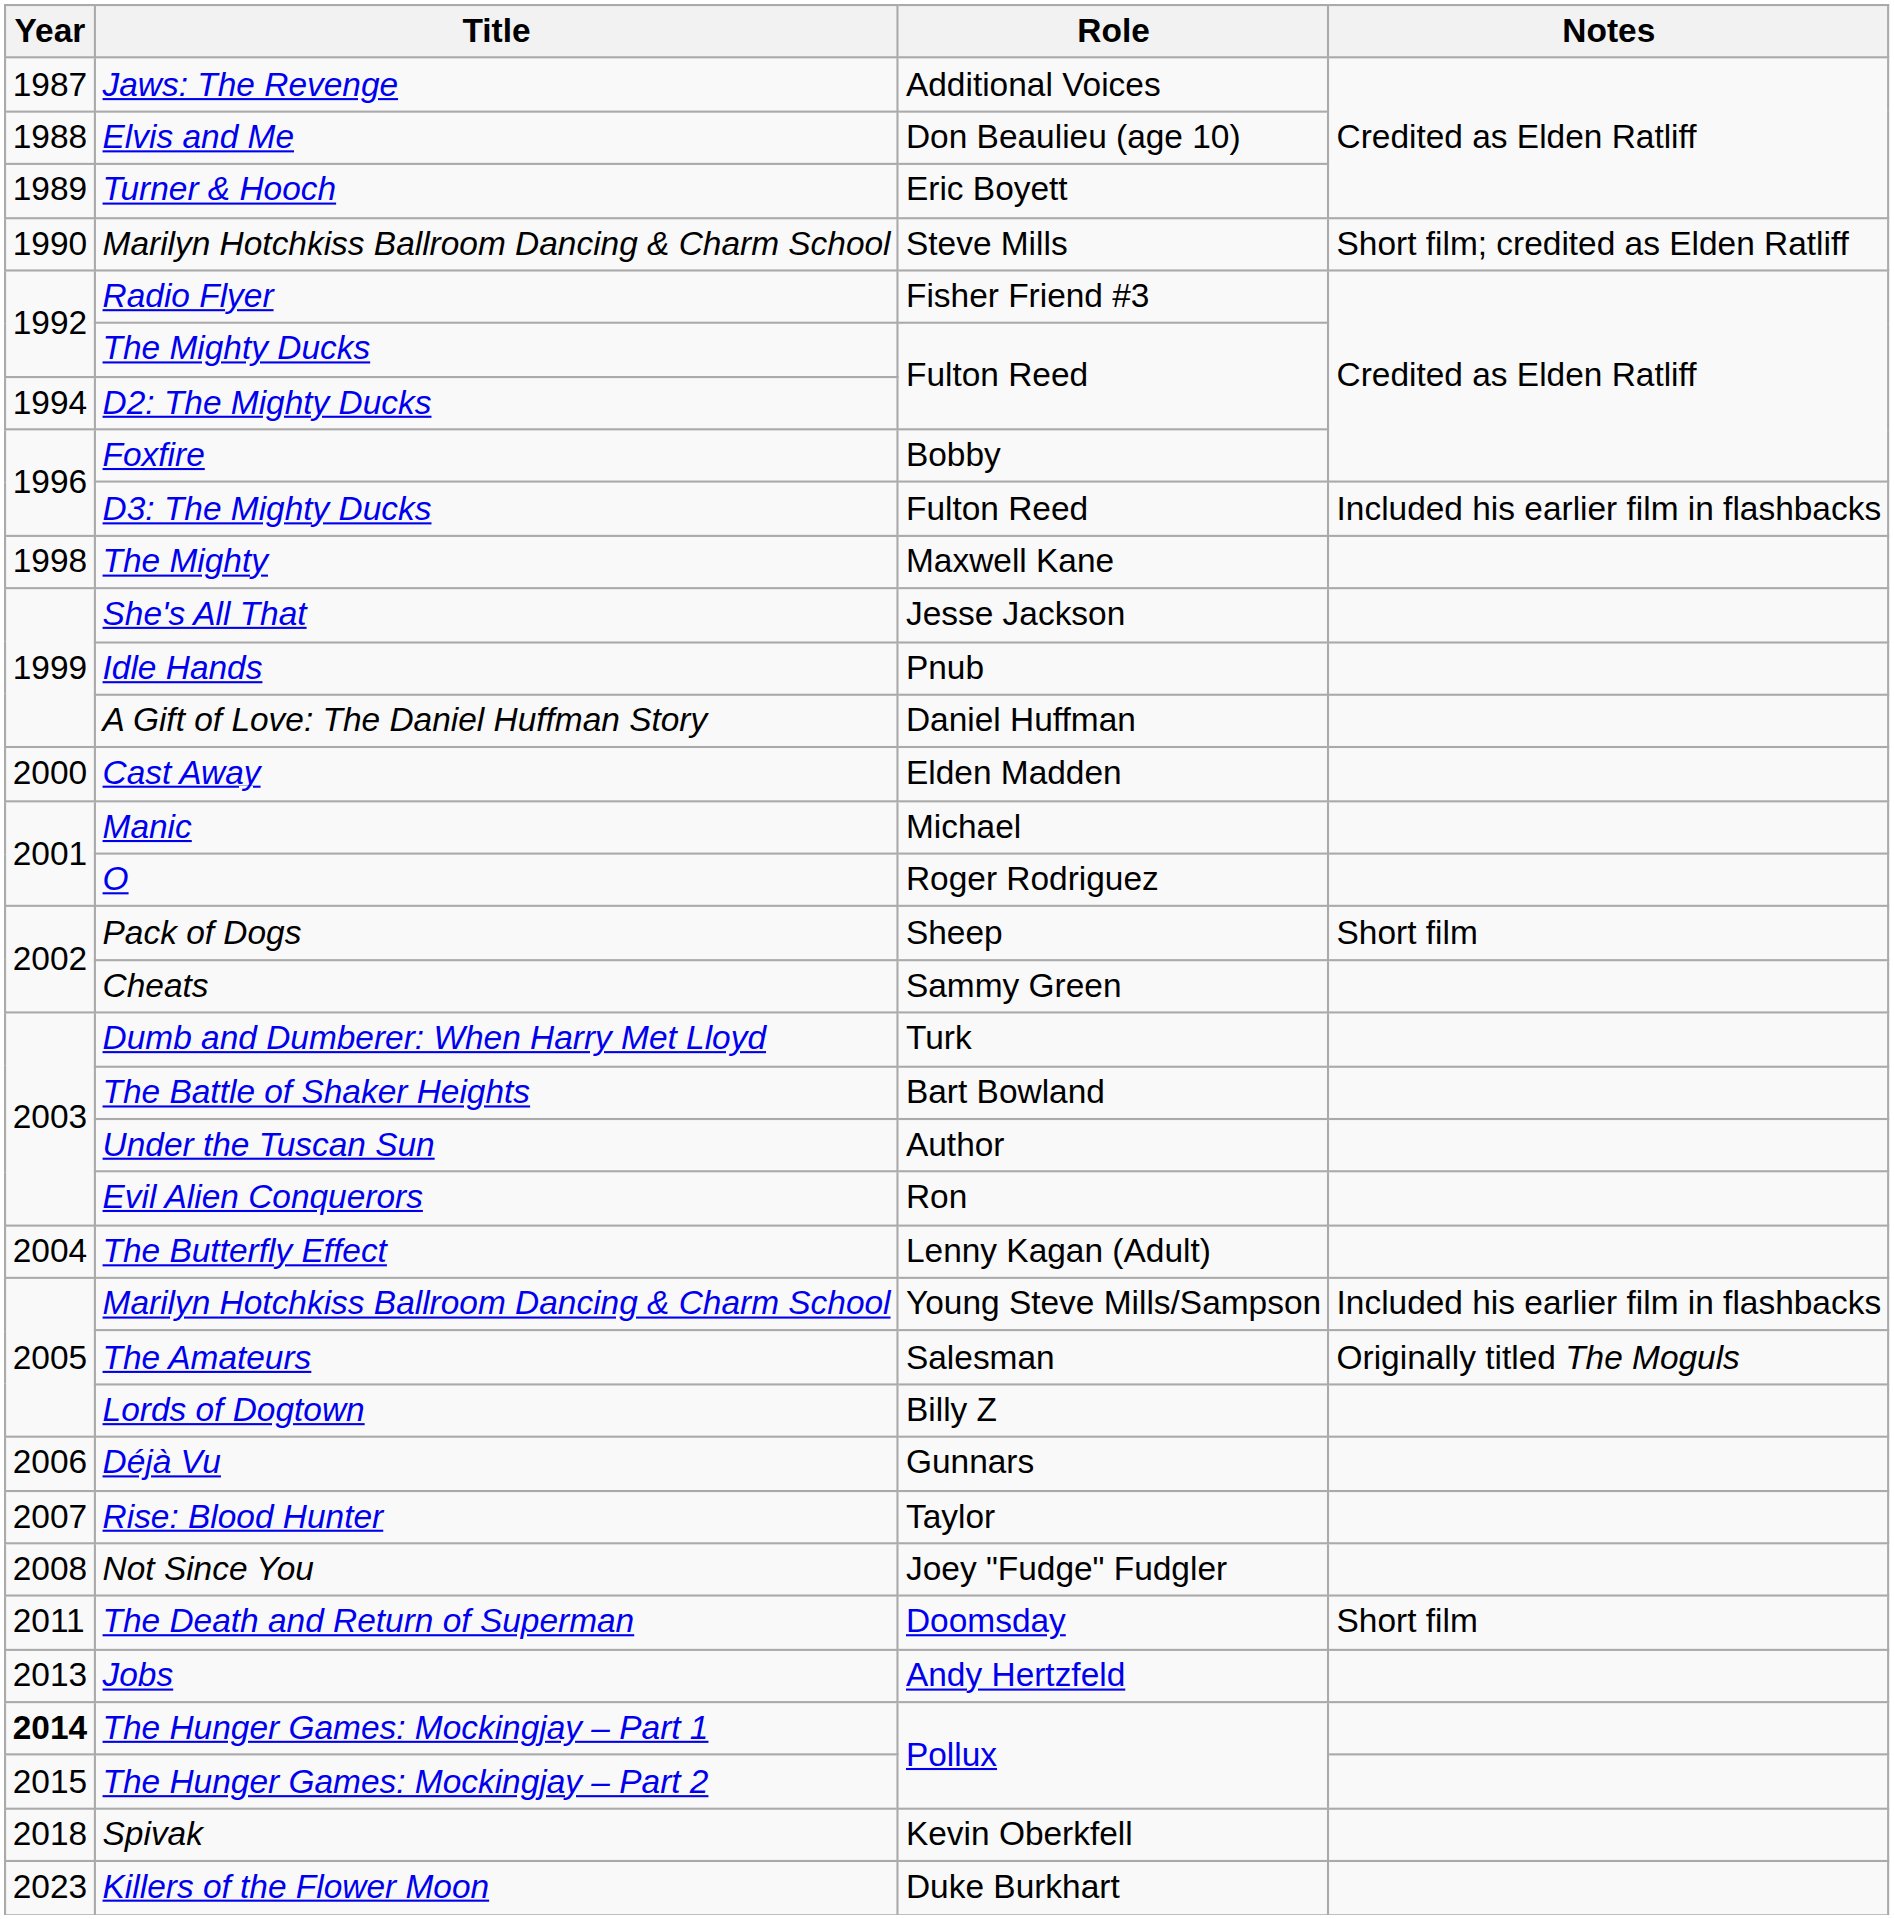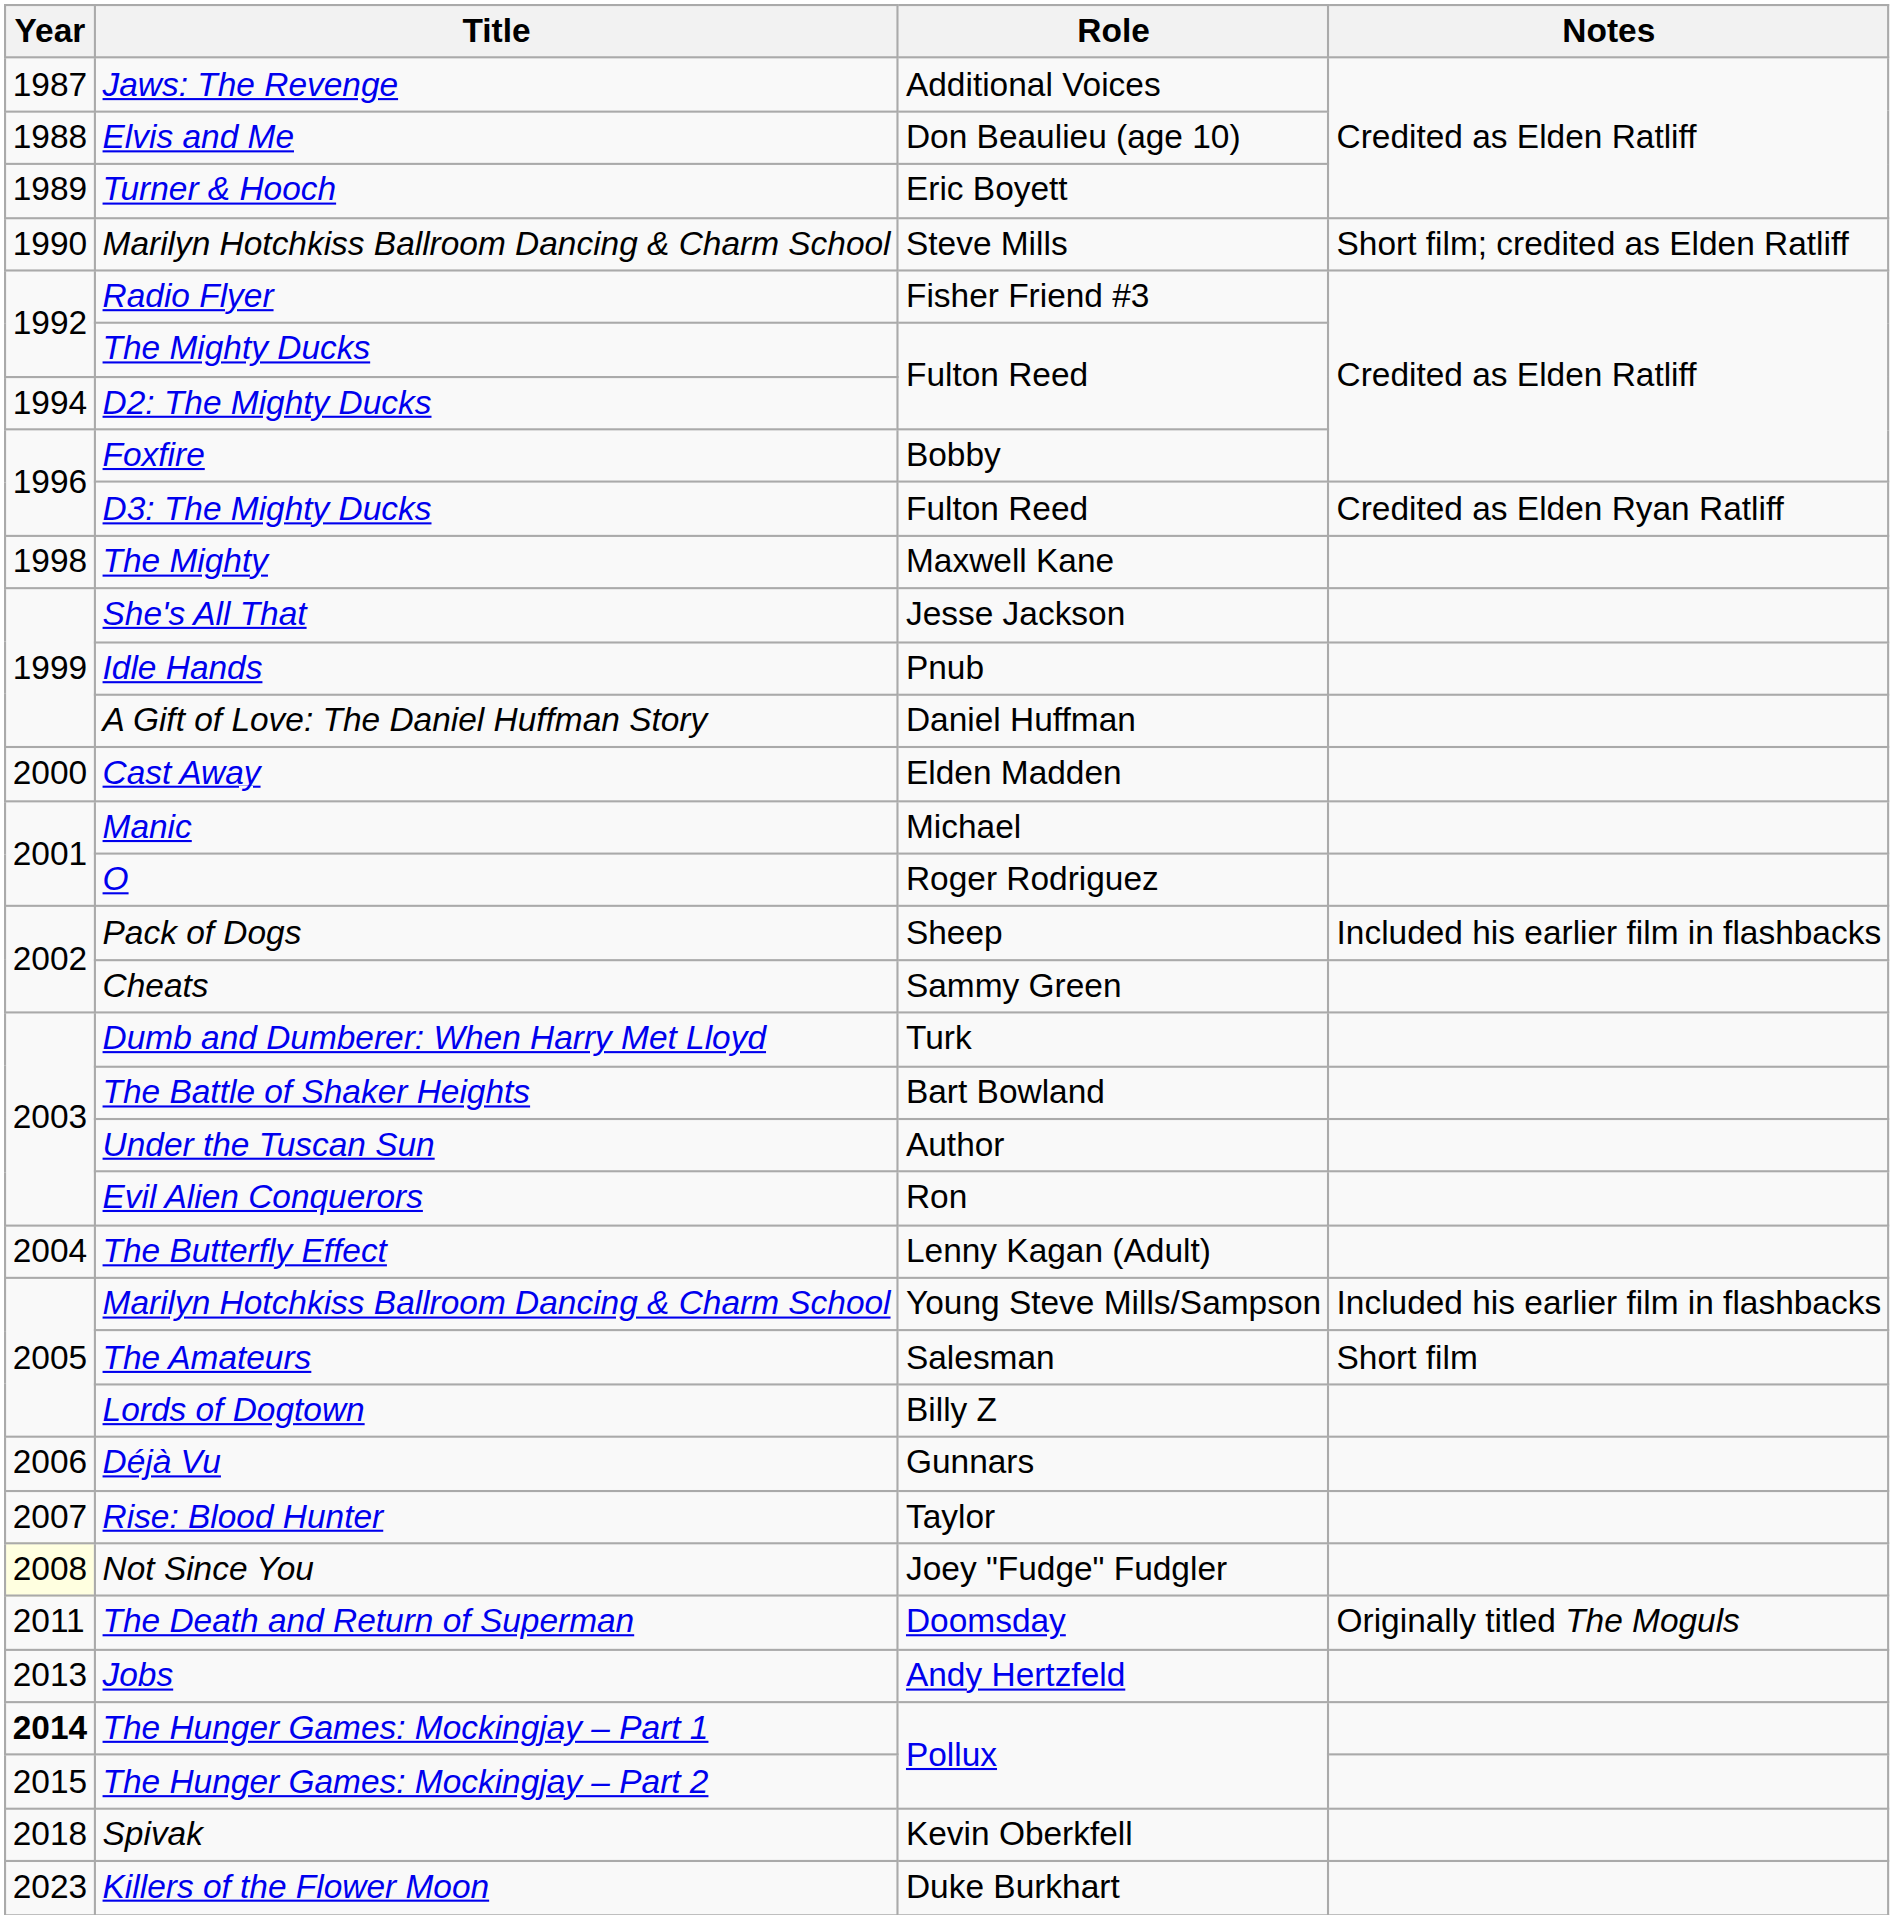(1609, 508) Included his earlier film in flashbacks -> (1560, 508) Credited as Elden Ryan Ratliff
(1407, 932) Short film -> (1609, 932) Included his earlier film in flashbacks
(1538, 1356) Originally titled The Moguls -> (1407, 1356) Short film
(50, 1568) no background -> (50, 1568) lightyellow background
(1407, 1622) Short film -> (1538, 1622) Originally titled The Moguls
